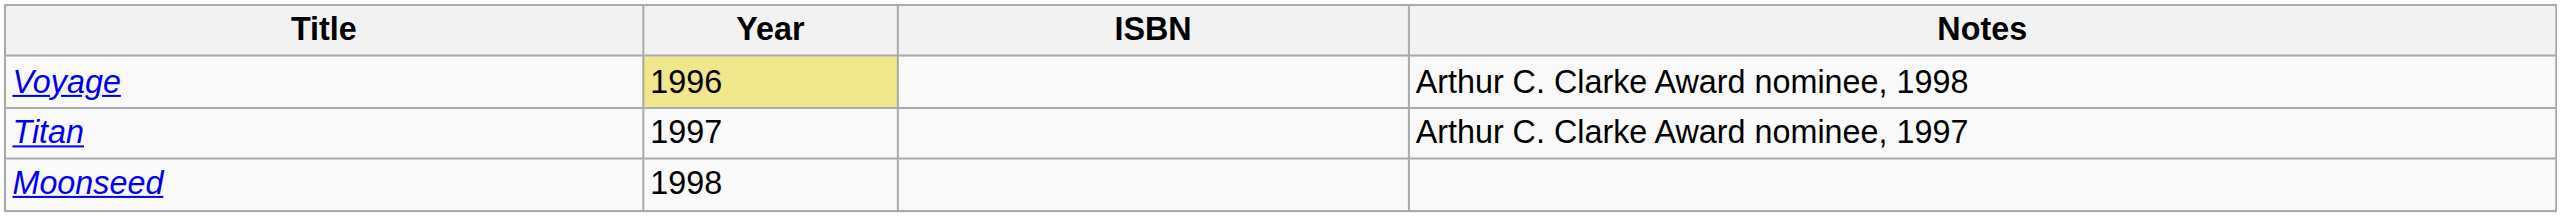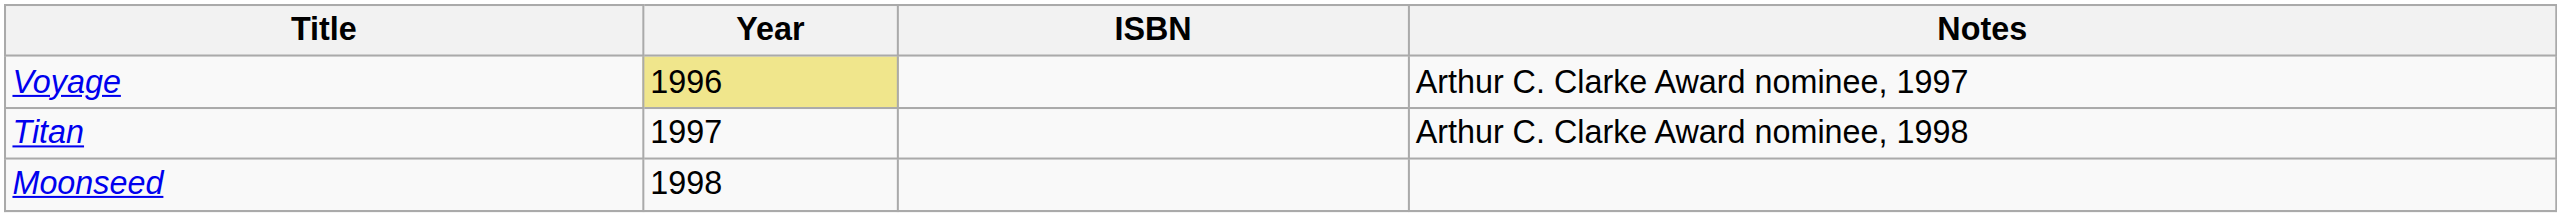(1692, 81) Arthur C. Clarke Award nominee, 1998 -> (1692, 81) Arthur C. Clarke Award nominee, 1997
(1692, 132) Arthur C. Clarke Award nominee, 1997 -> (1692, 132) Arthur C. Clarke Award nominee, 1998
